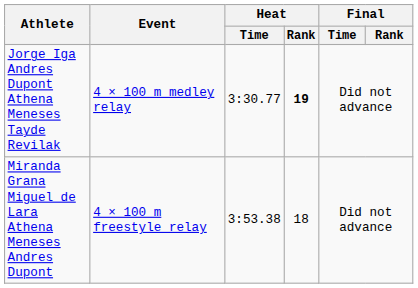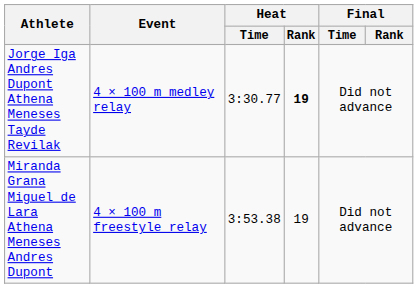(301, 220) 18 -> (301, 220) 19
